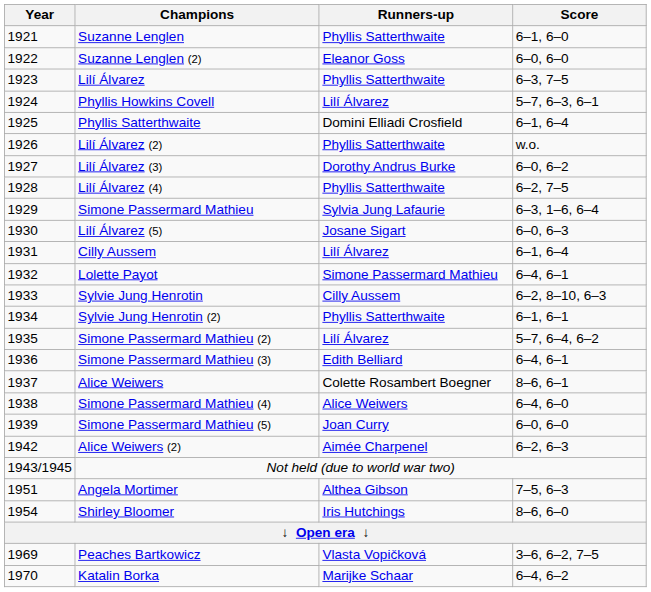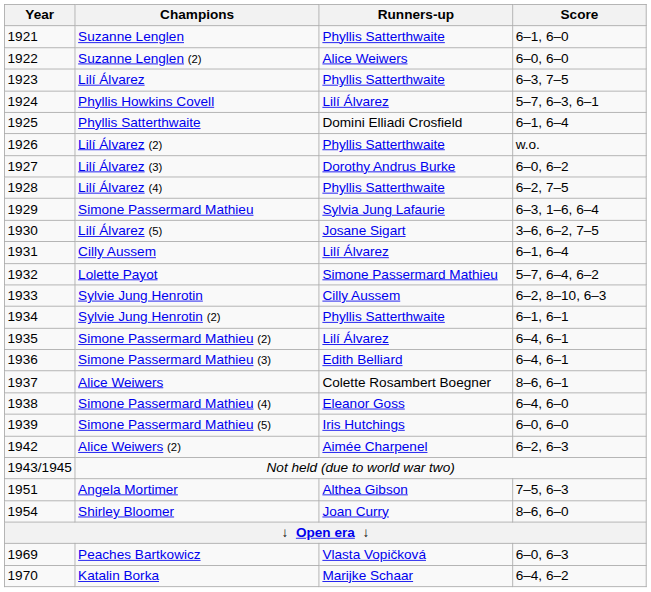(364, 58) Eleanor Goss -> (365, 58) Alice Weiwers
(542, 230) 6–0, 6–3 -> (557, 230) 3–6, 6–2, 7–5
(542, 274) 6–4, 6–1 -> (557, 274) 5–7, 6–4, 6–2
(557, 338) 5–7, 6–4, 6–2 -> (542, 338) 6–4, 6–1
(365, 403) Alice Weiwers -> (364, 403) Eleanor Goss
(356, 425) Joan Curry -> (364, 425) Iris Hutchings
(364, 511) Iris Hutchings -> (356, 511) Joan Curry
(557, 554) 3–6, 6–2, 7–5 -> (542, 554) 6–0, 6–3
